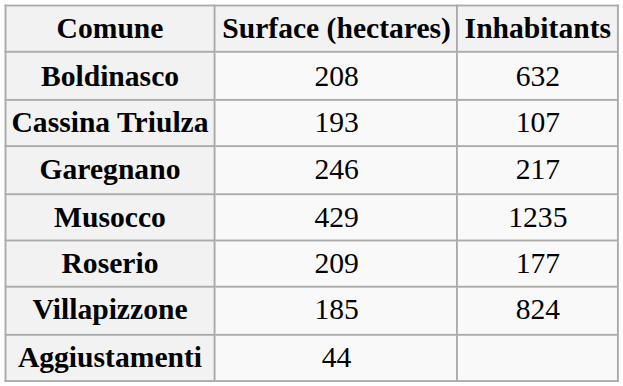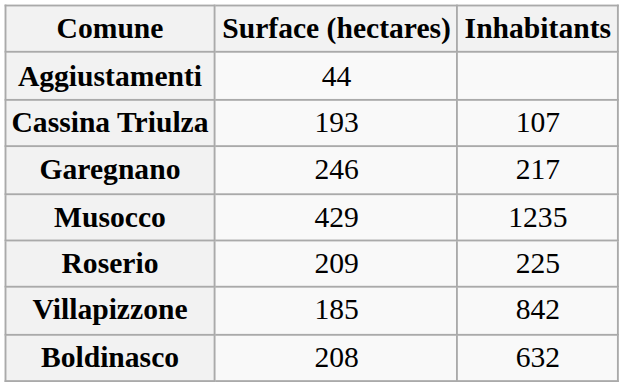rows swapped: (110, 75) <-> (110, 357)
(538, 263) 177 -> (538, 263) 225
(538, 310) 824 -> (538, 310) 842
